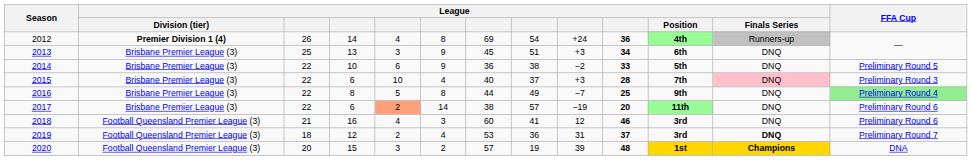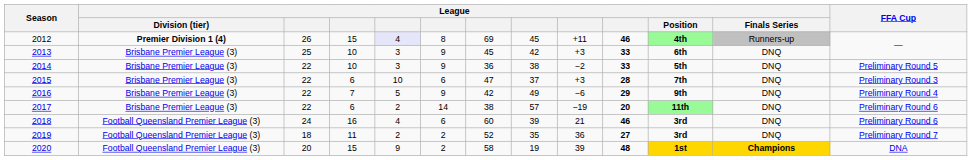(352, 38) 14 -> (352, 38) 15
(398, 38) no background -> (398, 38) lavender background
(534, 38) 54 -> (534, 38) 45
(580, 38) +24 -> (580, 38) +11
(625, 38) 36 -> (625, 38) 46
(352, 52) 13 -> (352, 52) 10
(534, 52) 51 -> (534, 52) 42
(625, 52) 34 -> (625, 52) 33
(398, 66) 6 -> (398, 66) 3
(443, 79) 4 -> (443, 79) 6
(489, 79) 40 -> (489, 79) 47
(771, 79) pink background -> (771, 79) no background
(352, 93) 8 -> (352, 93) 7
(443, 93) 8 -> (443, 93) 9
(489, 93) 44 -> (489, 93) 42
(580, 93) −7 -> (580, 93) −6
(625, 93) 25 -> (625, 93) 29
(898, 93) lightgreen background -> (898, 93) no background
(398, 107) lightsalmon background -> (398, 107) no background
(307, 121) 21 -> (307, 121) 24
(443, 121) 3 -> (443, 121) 6
(534, 121) 41 -> (534, 121) 39
(580, 121) 12 -> (580, 121) 21
(352, 134) 12 -> (352, 134) 11
(443, 134) 4 -> (443, 134) 2
(489, 134) 53 -> (489, 134) 52
(534, 134) 36 -> (534, 134) 35
(580, 134) 31 -> (580, 134) 36
(625, 134) 37 -> (625, 134) 27
(771, 134) bold -> (771, 134) normal
(398, 148) 3 -> (398, 148) 9
(489, 148) 57 -> (489, 148) 58
